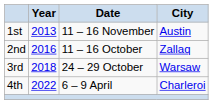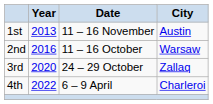(175, 49) Zallaq -> (180, 49) Warsaw
(44, 67) 2018 -> (44, 67) 2020
(180, 67) Warsaw -> (175, 67) Zallaq
